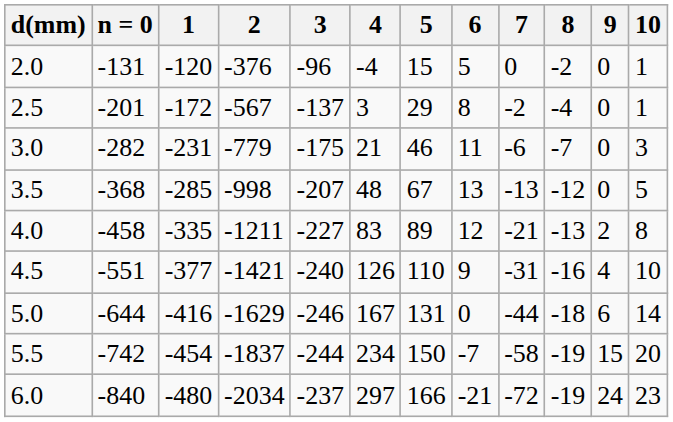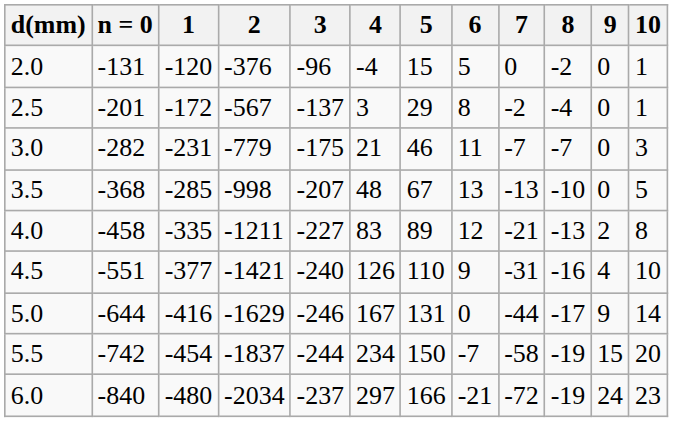(515, 148) -6 -> (515, 148) -7
(568, 189) -12 -> (568, 189) -10
(568, 312) -18 -> (568, 312) -17
(604, 312) 6 -> (604, 312) 9
